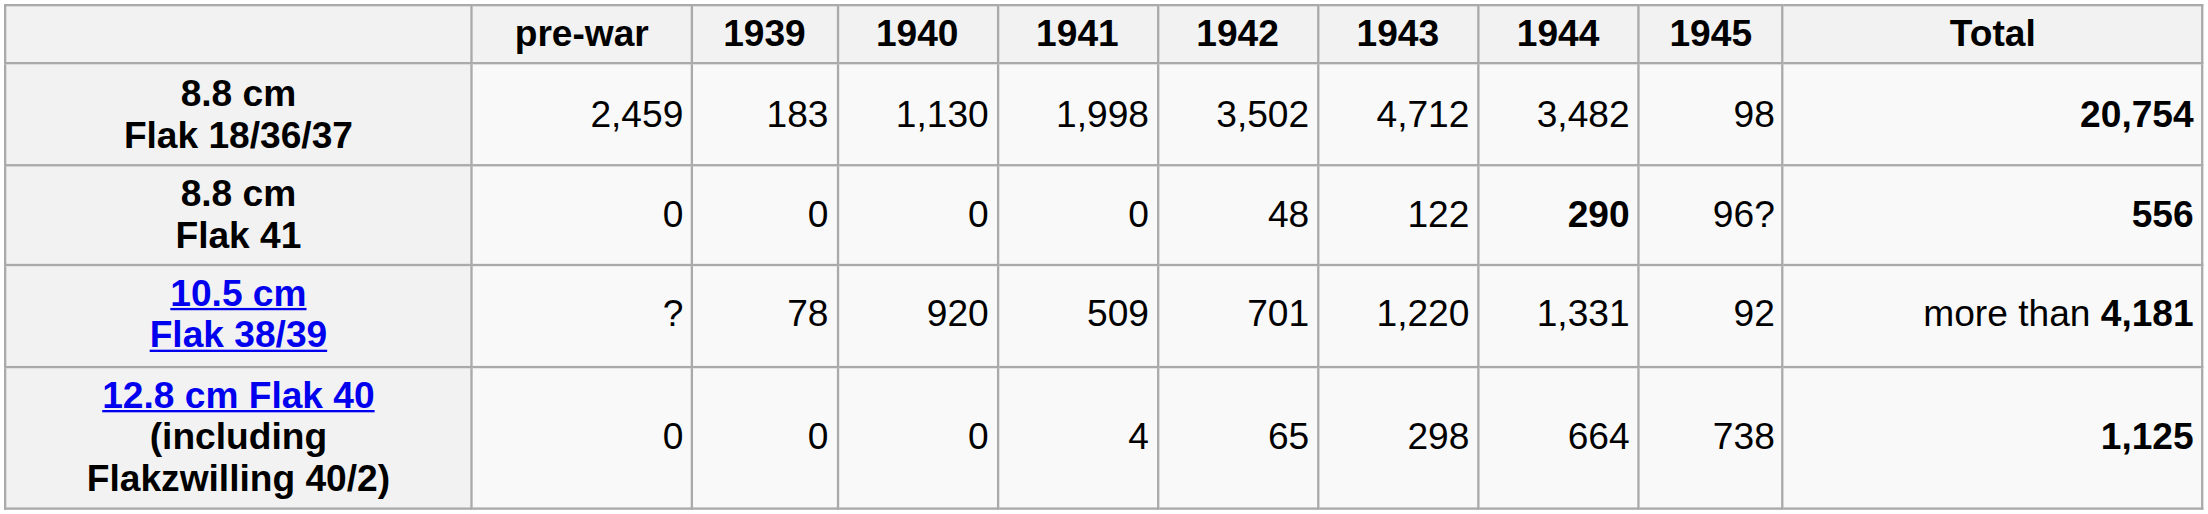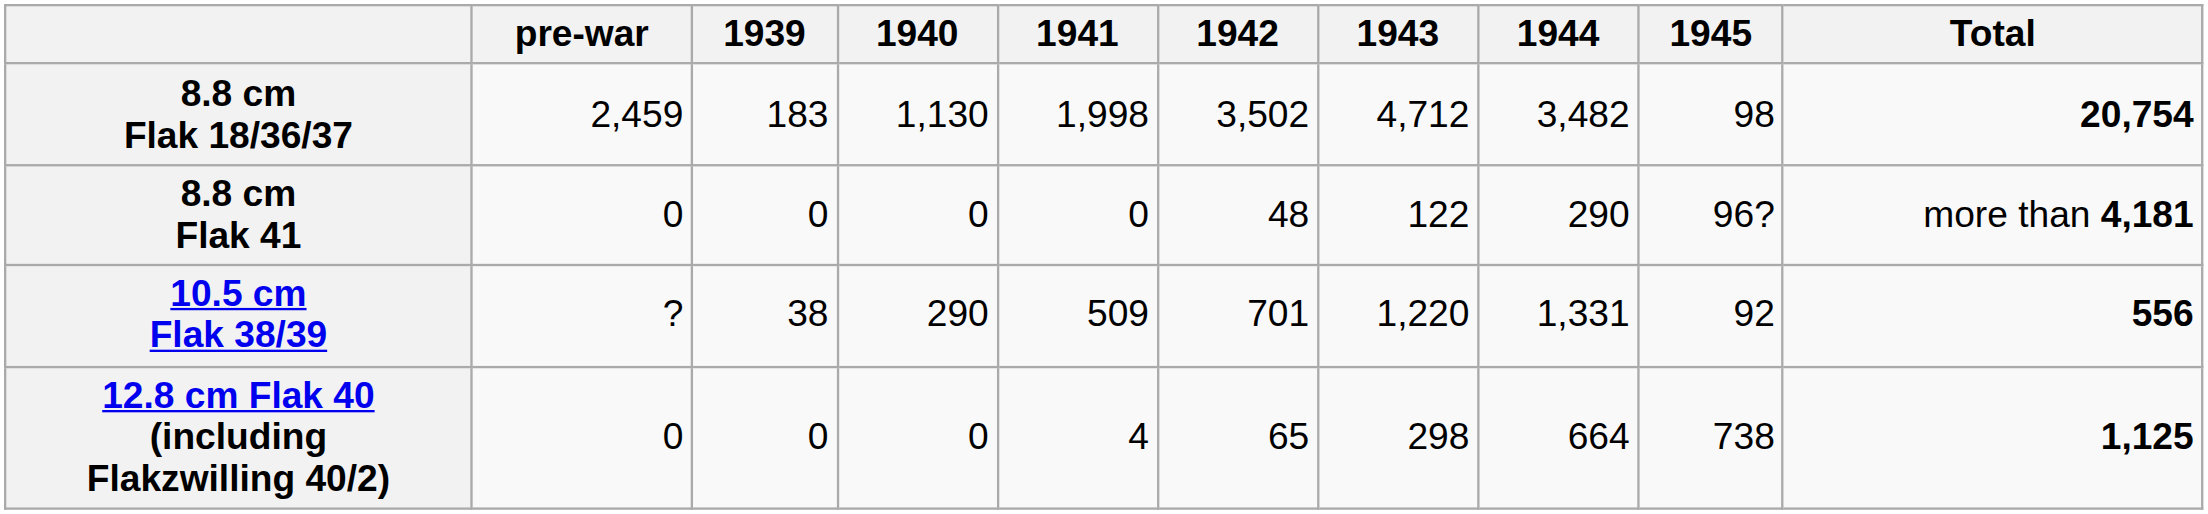(1599, 214) bold -> (1599, 214) normal
(2163, 214) 556 -> (2058, 214) more than 4,181
(808, 314) 78 -> (808, 314) 38
(958, 314) 920 -> (958, 314) 290
(2058, 314) more than 4,181 -> (2163, 314) 556
